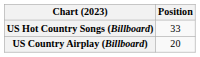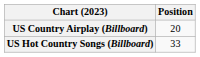rows swapped: (80, 44) <-> (80, 28)
